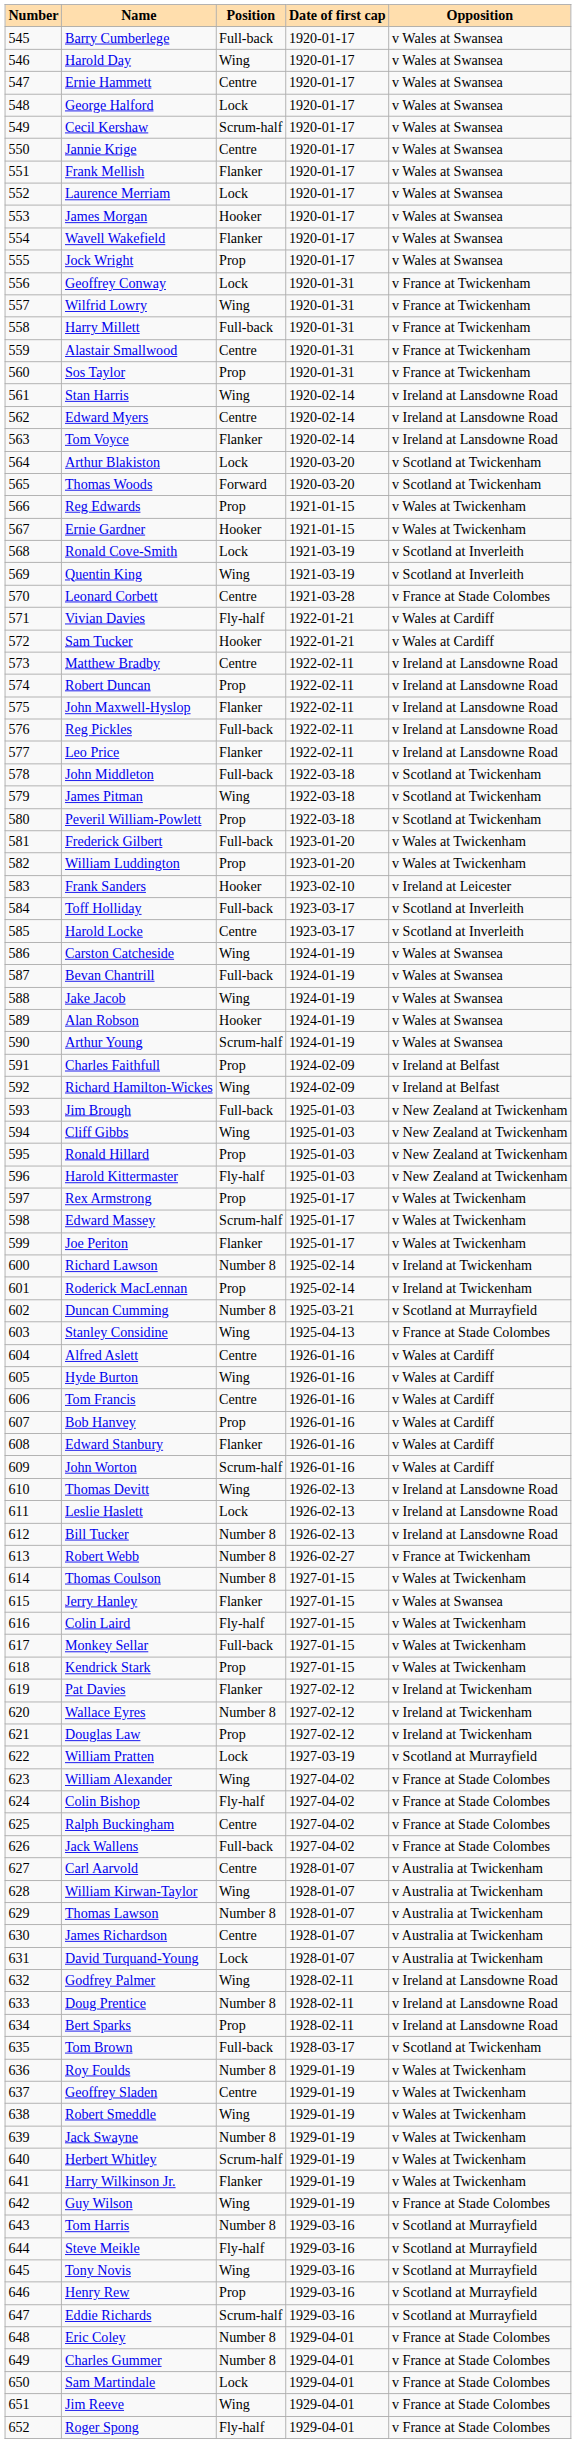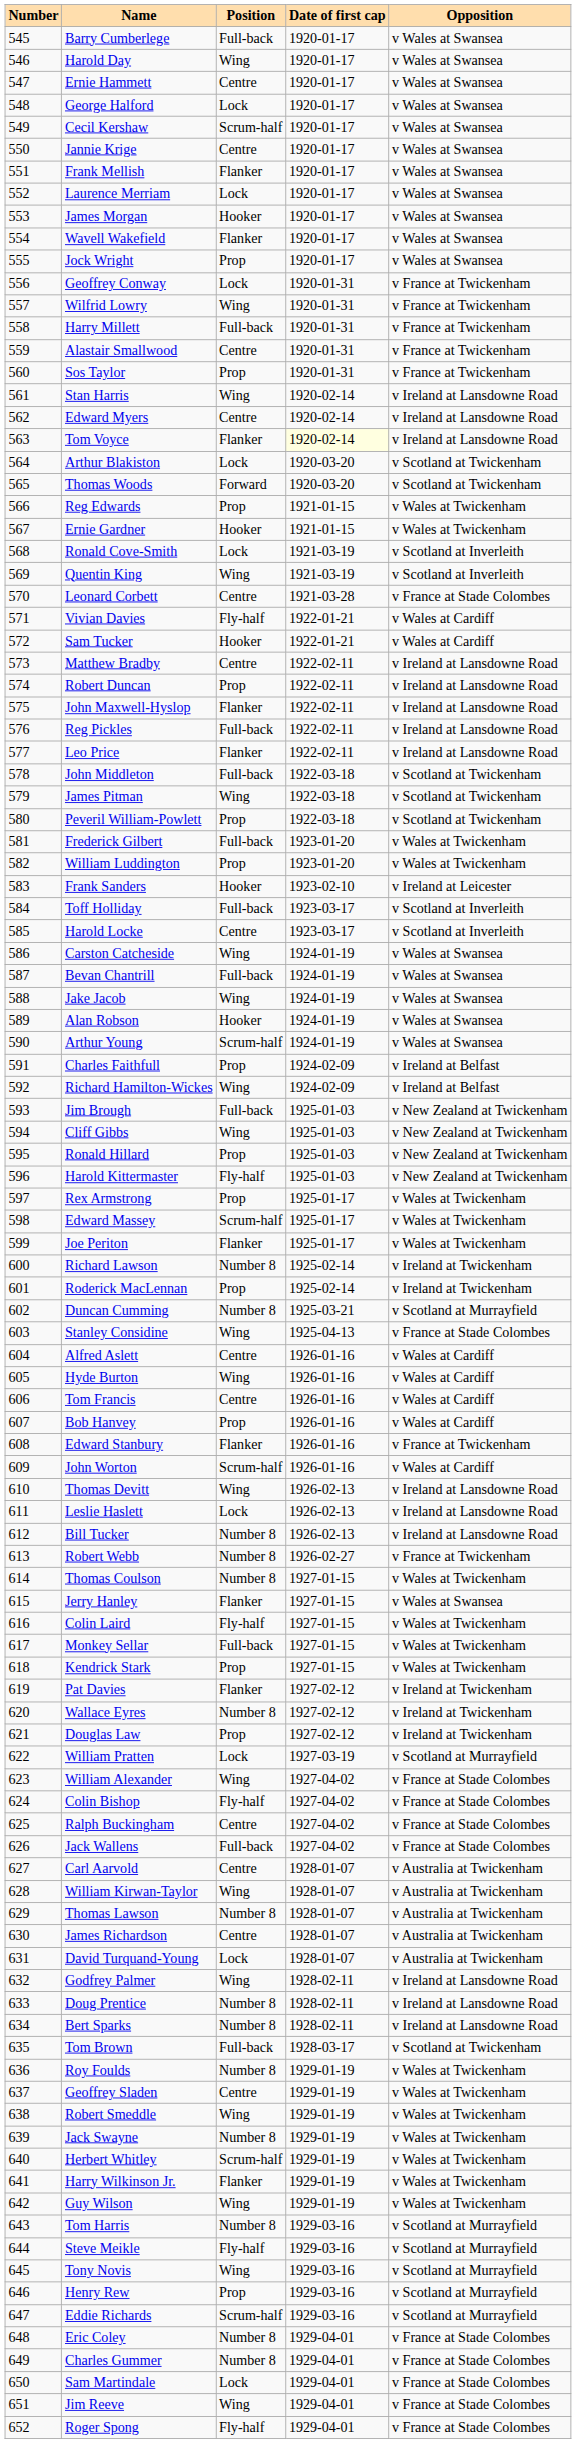(322, 439) no background -> (322, 439) lightyellow background
(443, 1444) v Wales at Cardiff -> (461, 1444) v France at Twickenham
(232, 2025) Prop -> (247, 2025) Number 8
(471, 2204) v France at Stade Colombes -> (459, 2204) v Wales at Twickenham
